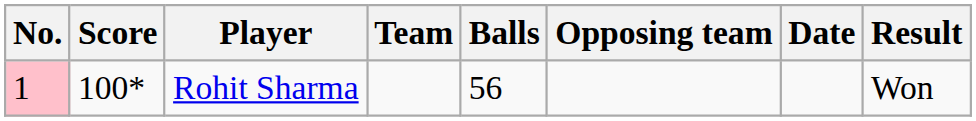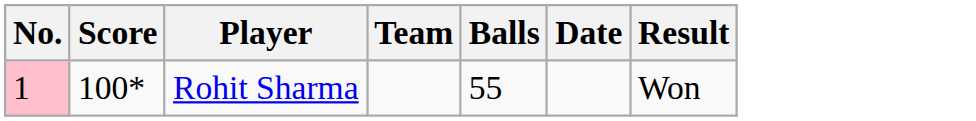- column: (664, 32)
(486, 87) 56 -> (486, 87) 55
